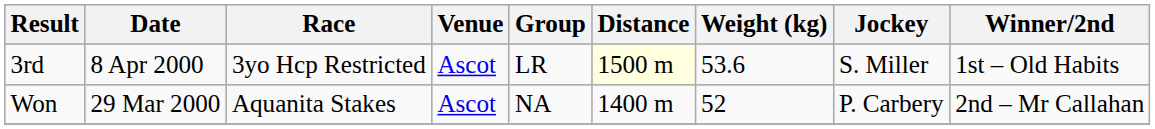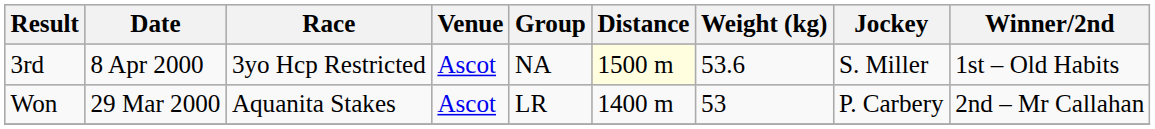(531, 64) LR -> (533, 64) NA
(533, 104) NA -> (531, 104) LR
(714, 104) 52 -> (714, 104) 53
